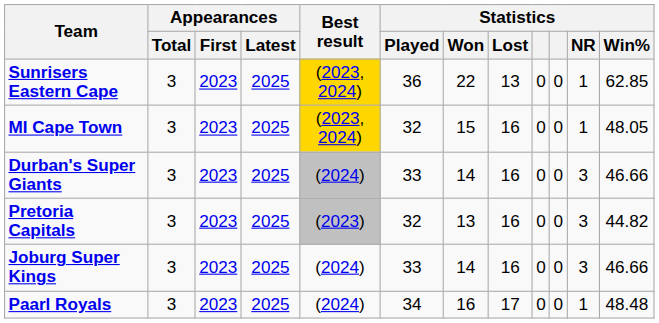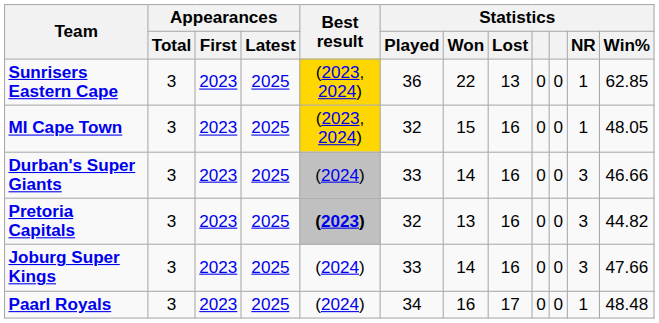(340, 221) normal -> (340, 221) bold
(627, 267) 46.66 -> (627, 267) 47.66
